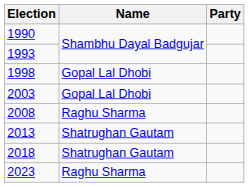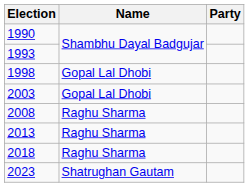(118, 133) Shatrughan Gautam -> (104, 133) Raghu Sharma
(118, 152) Shatrughan Gautam -> (104, 152) Raghu Sharma
(104, 172) Raghu Sharma -> (118, 172) Shatrughan Gautam
